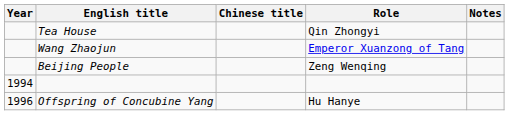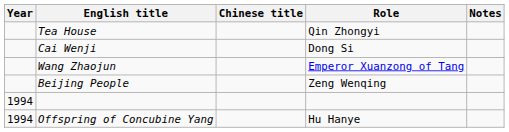+ row: (67, 48)
(20, 101) 1996 -> (20, 119) 1994
